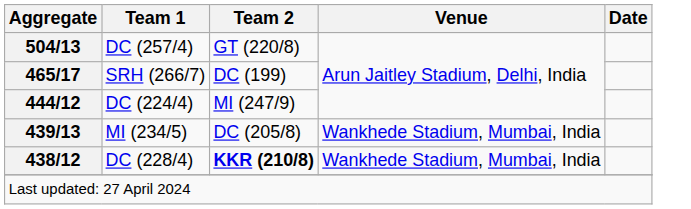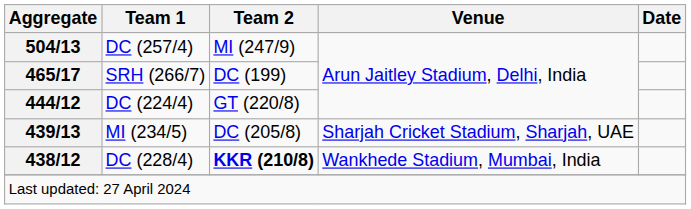(257, 47) GT (220/8) -> (254, 47) MI (247/9)
(254, 103) MI (247/9) -> (257, 103) GT (220/8)
(461, 132) Wankhede Stadium, Mumbai, India -> (478, 132) Sharjah Cricket Stadium, Sharjah, UAE
